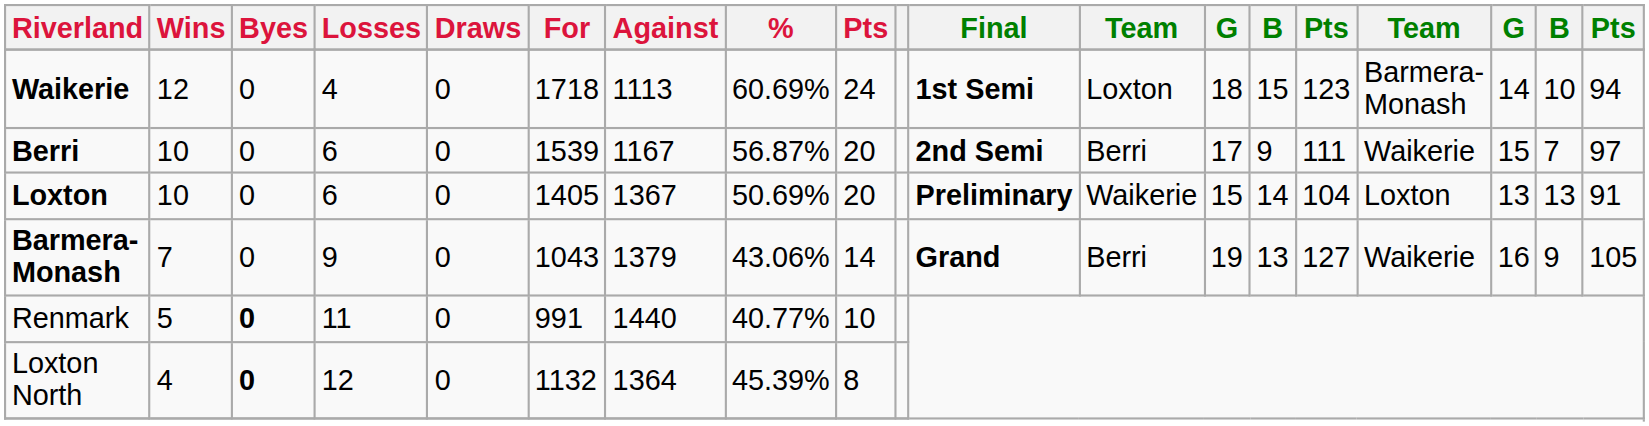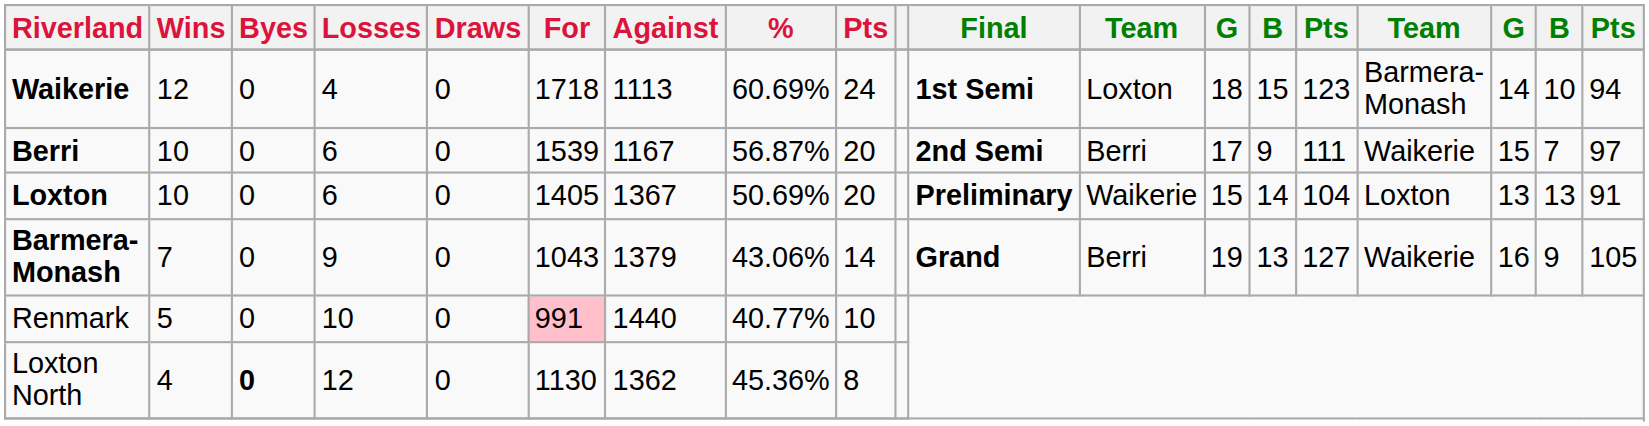(247, 318) bold -> (247, 318) normal
(337, 318) 11 -> (338, 318) 10
(559, 318) no background -> (559, 318) pink background
(566, 380) 1132 -> (566, 380) 1130
(645, 380) 1364 -> (645, 380) 1362
(781, 380) 45.39% -> (781, 380) 45.36%
